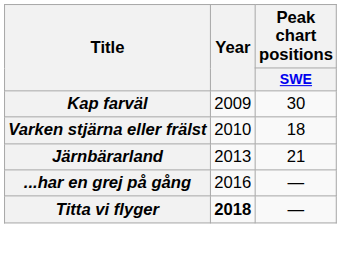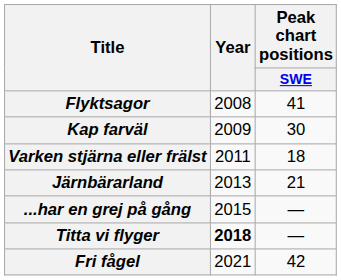+ row: (107, 103)
(233, 130) 2010 -> (233, 156) 2011
(233, 182) 2016 -> (233, 209) 2015
+ row: (107, 262)
